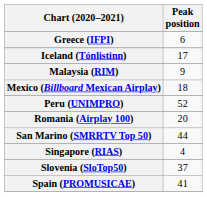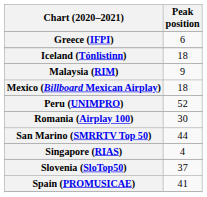(183, 55) 17 -> (183, 55) 18
(183, 119) 20 -> (183, 119) 30
